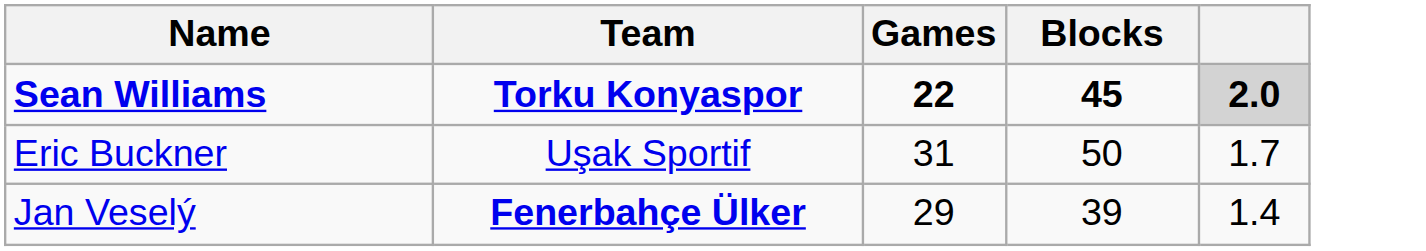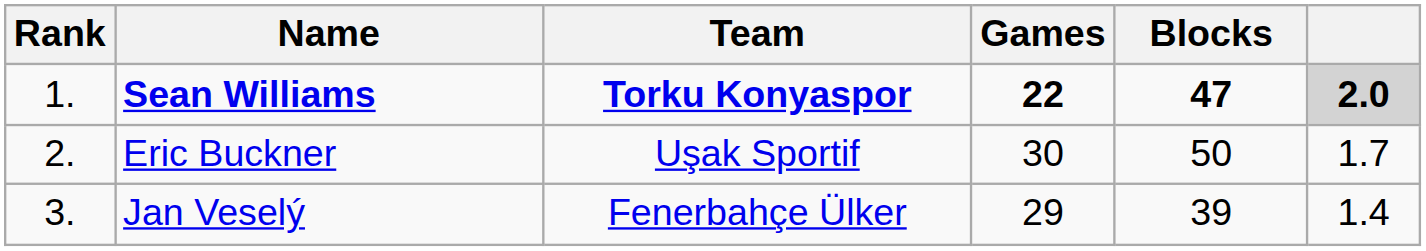+ column: (60, 34)
(1102, 93) 45 -> (1211, 93) 47
(934, 153) 31 -> (1043, 153) 30
(648, 213) bold -> (757, 213) normal
